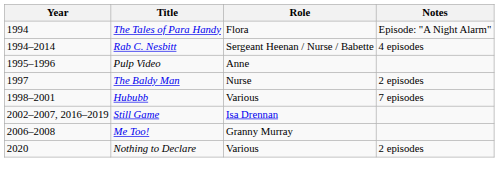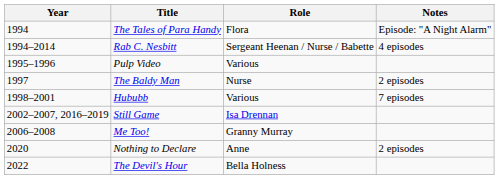(238, 64) Anne -> (242, 64) Various
(242, 149) Various -> (238, 149) Anne
+ row: (150, 166)
